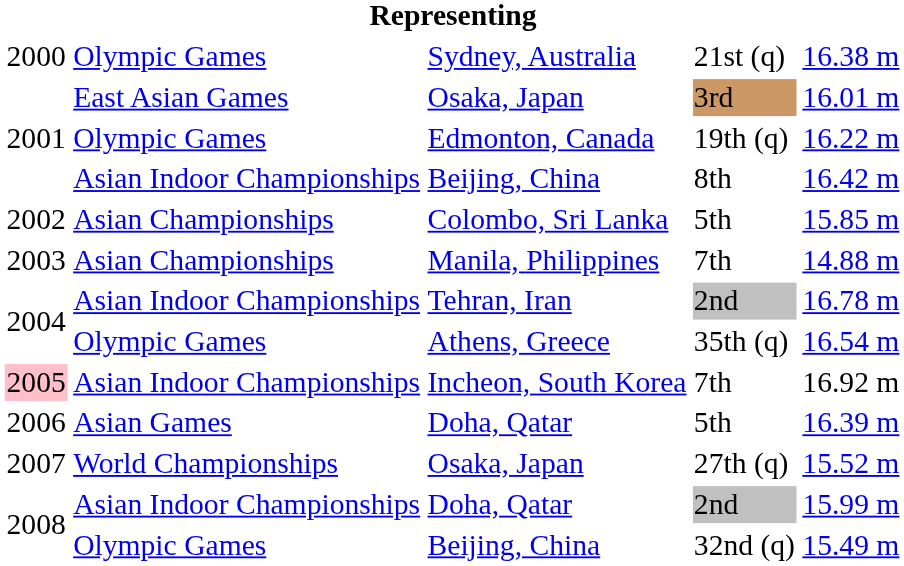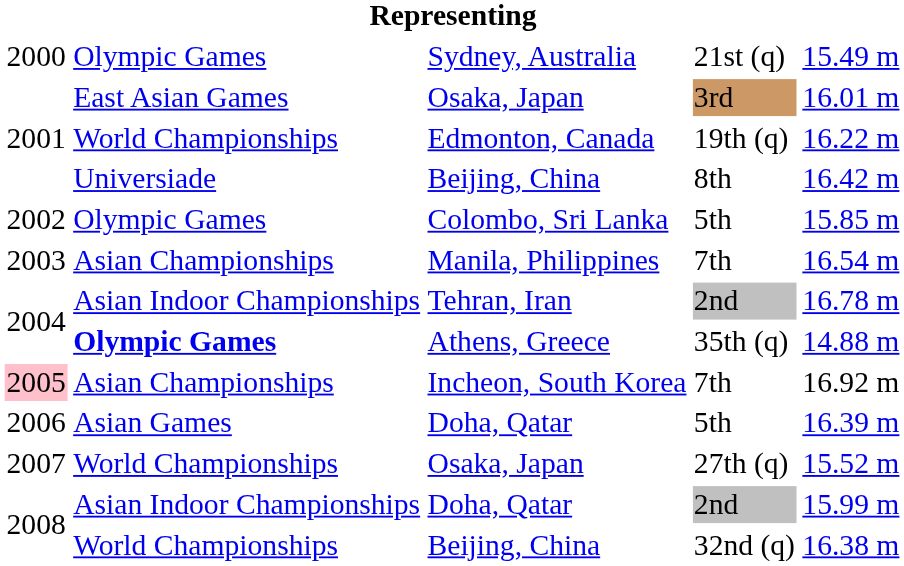(851, 56) 16.38 m -> (851, 56) 15.49 m
(170, 137) Olympic Games -> (206, 137) World Championships
(247, 178) Asian Indoor Championships -> (145, 178) Universiade
(203, 219) Asian Championships -> (170, 219) Olympic Games
(851, 259) 14.88 m -> (851, 259) 16.54 m
(170, 341) normal -> (175, 341) bold
(851, 341) 16.54 m -> (851, 341) 14.88 m
(247, 382) Asian Indoor Championships -> (203, 382) Asian Championships
(170, 544) Olympic Games -> (206, 544) World Championships
(851, 544) 15.49 m -> (851, 544) 16.38 m
